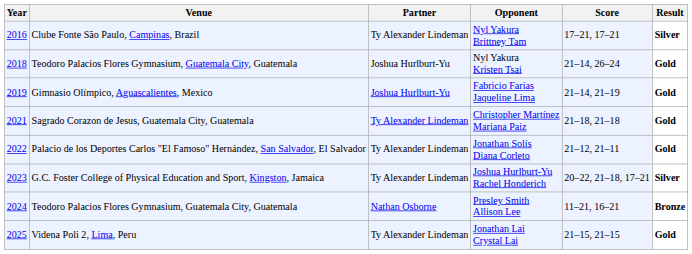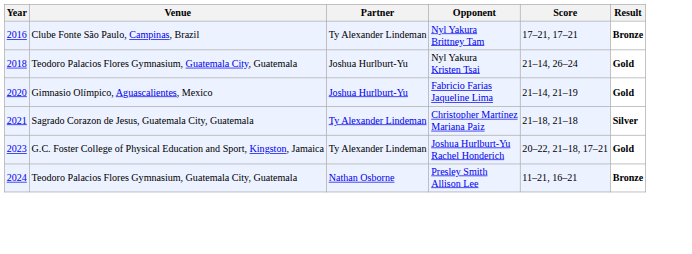(667, 35) Silver -> (628, 35) Bronze
(17, 92) 2019 -> (17, 92) 2020
(665, 121) Gold -> (625, 121) Silver
- row: (502, 149)
(667, 178) Silver -> (623, 149) Gold
- row: (499, 235)
